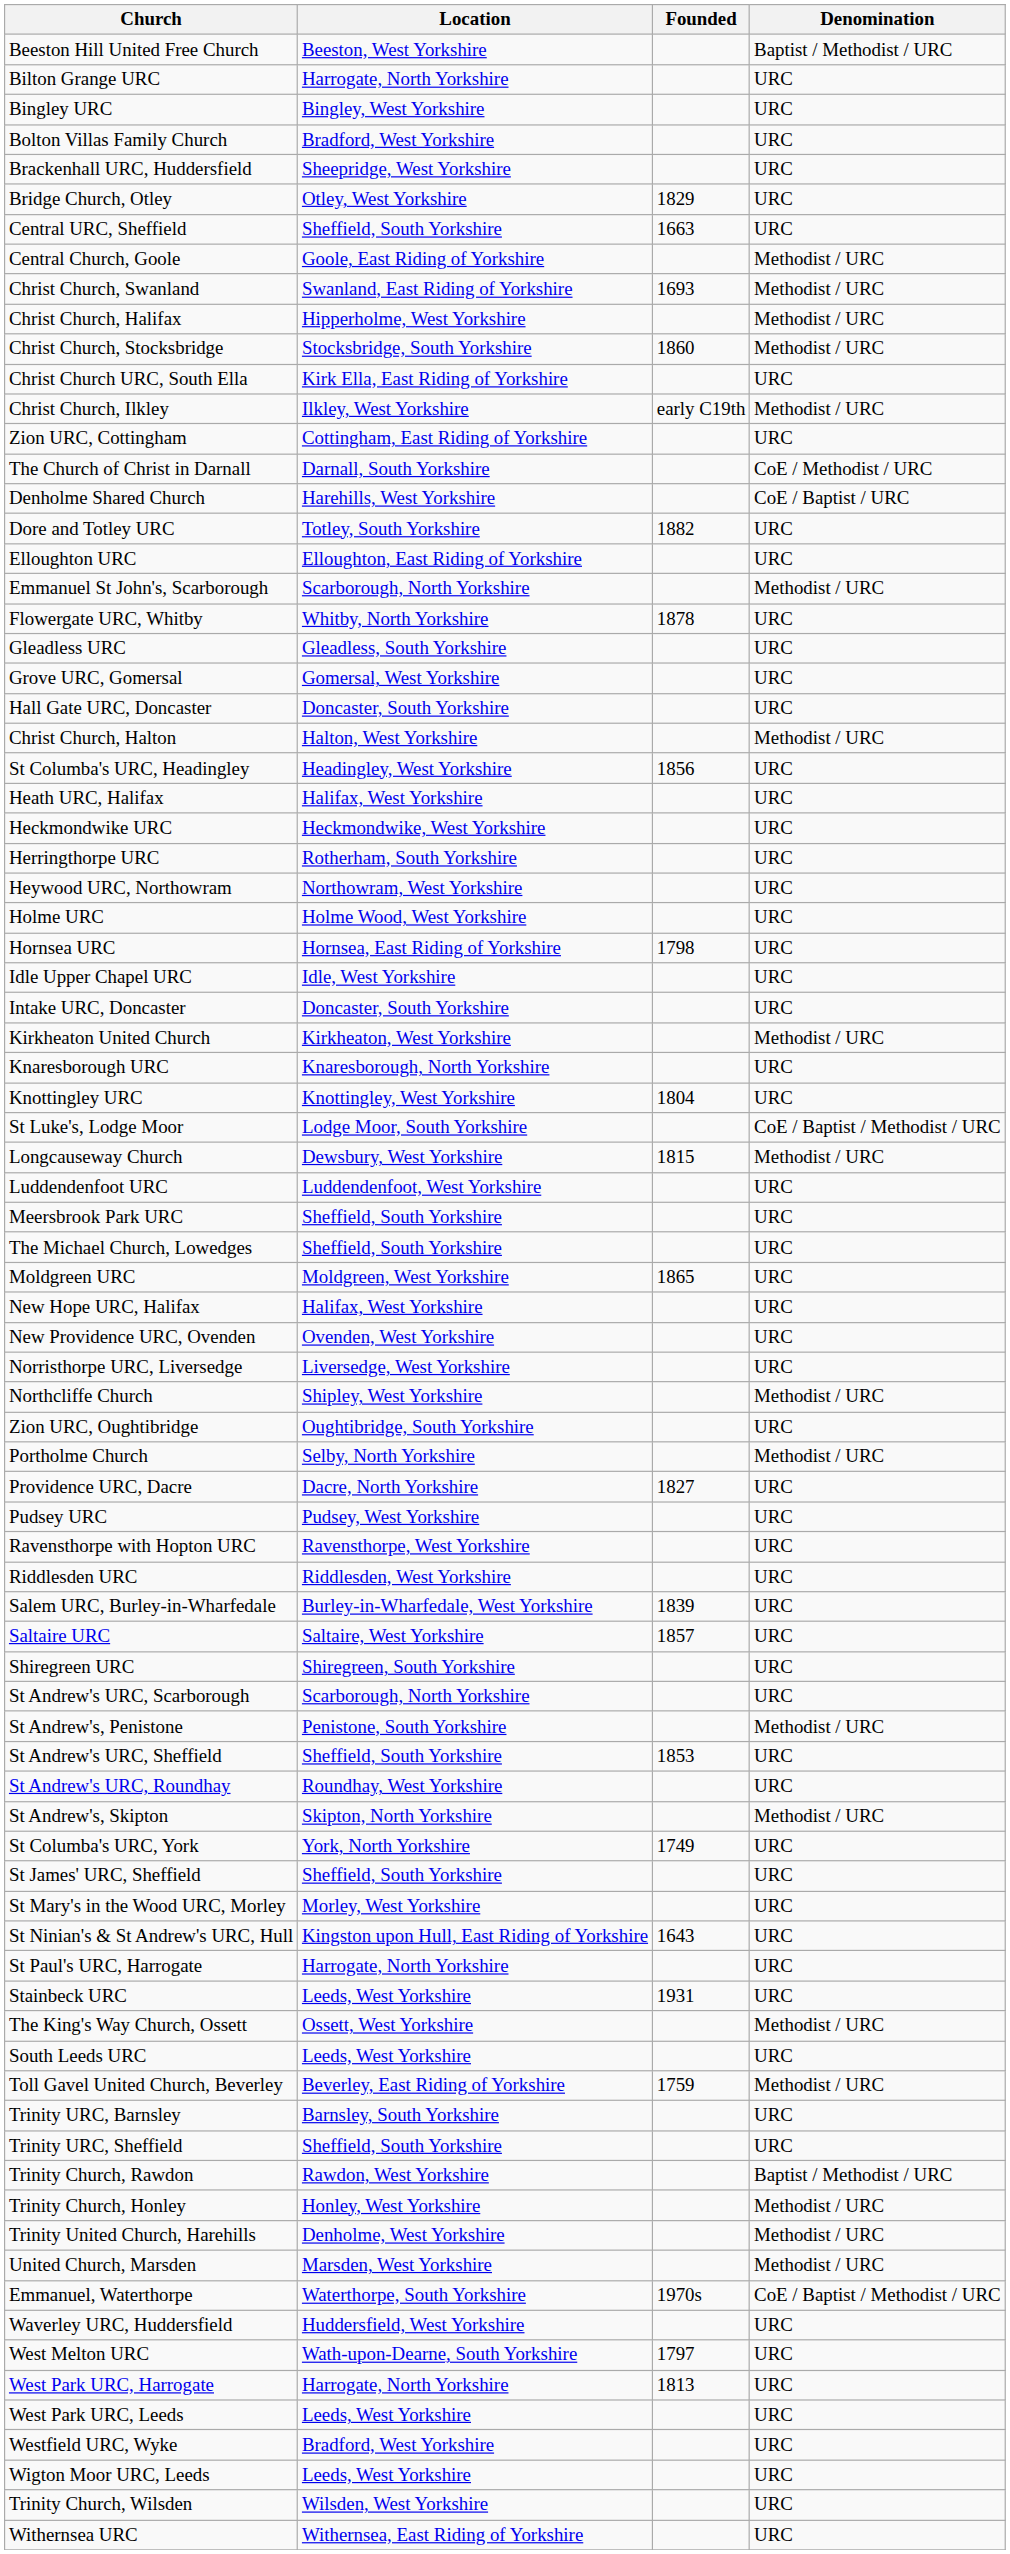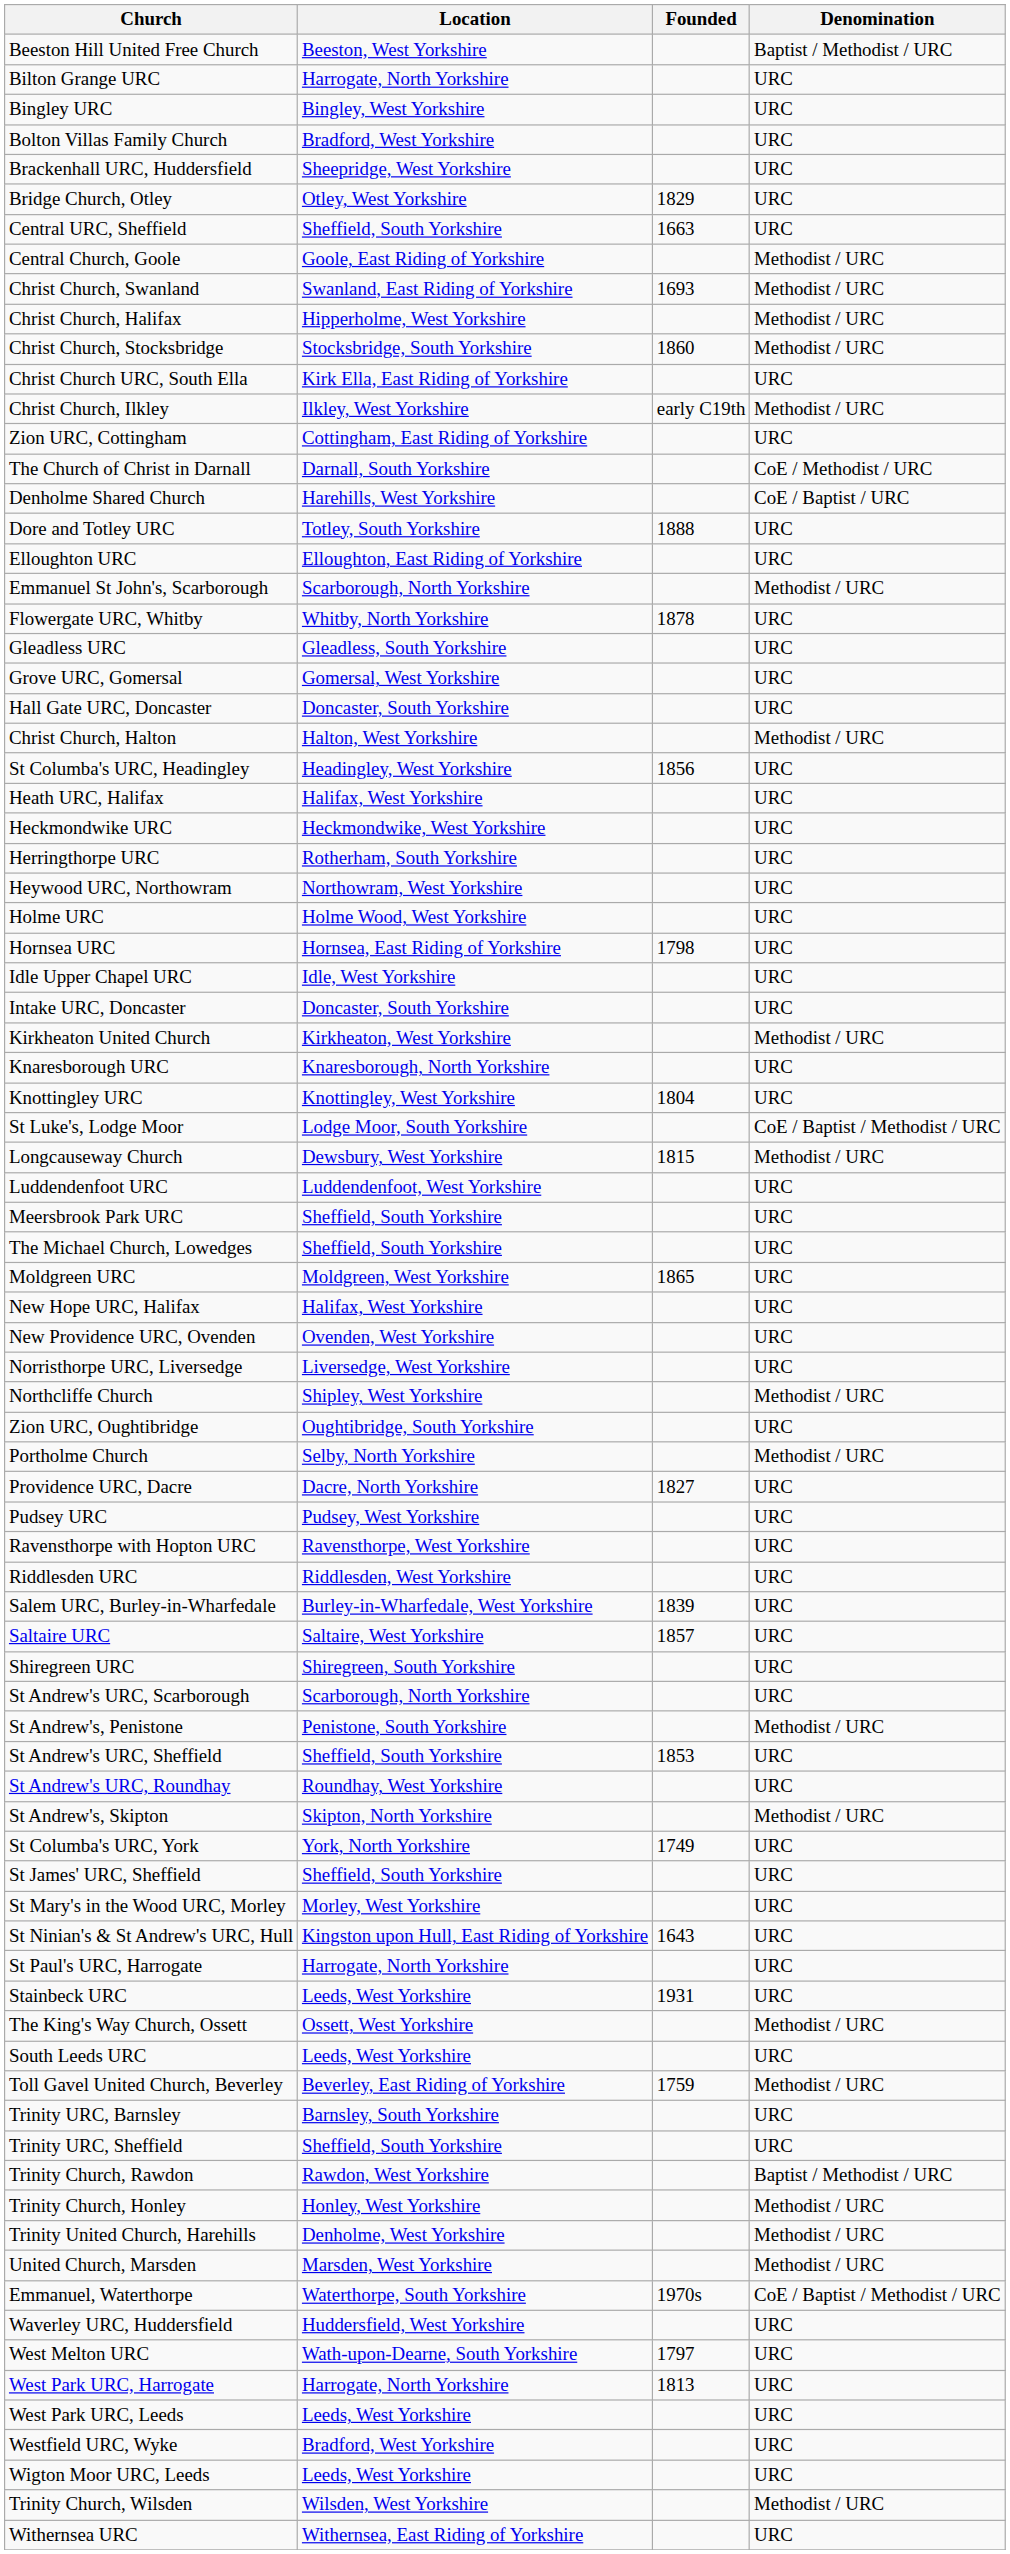(676, 528) 1882 -> (676, 528) 1888
(773, 2504) URC -> (819, 2504) Methodist / URC
